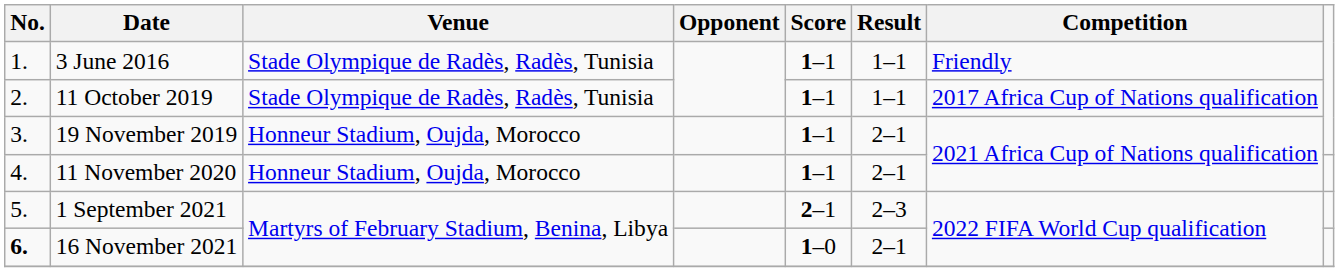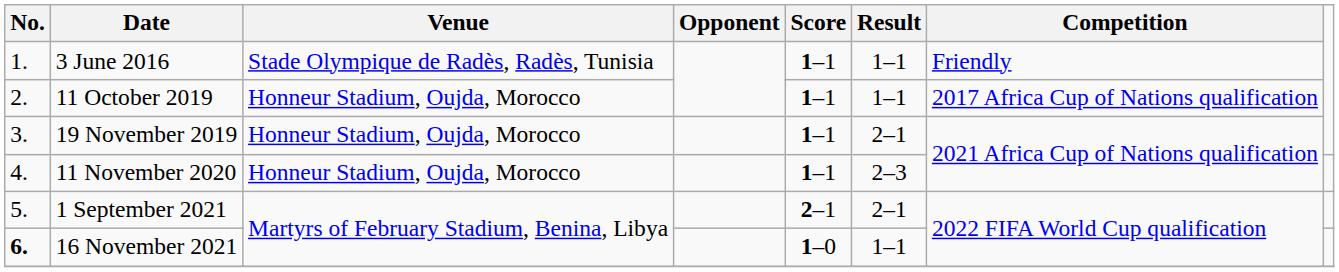(451, 97) Stade Olympique de Radès, Radès, Tunisia -> (414, 97) Honneur Stadium, Oujda, Morocco
(889, 172) 2–1 -> (889, 172) 2–3
(889, 209) 2–3 -> (889, 209) 2–1
(889, 246) 2–1 -> (889, 246) 1–1
